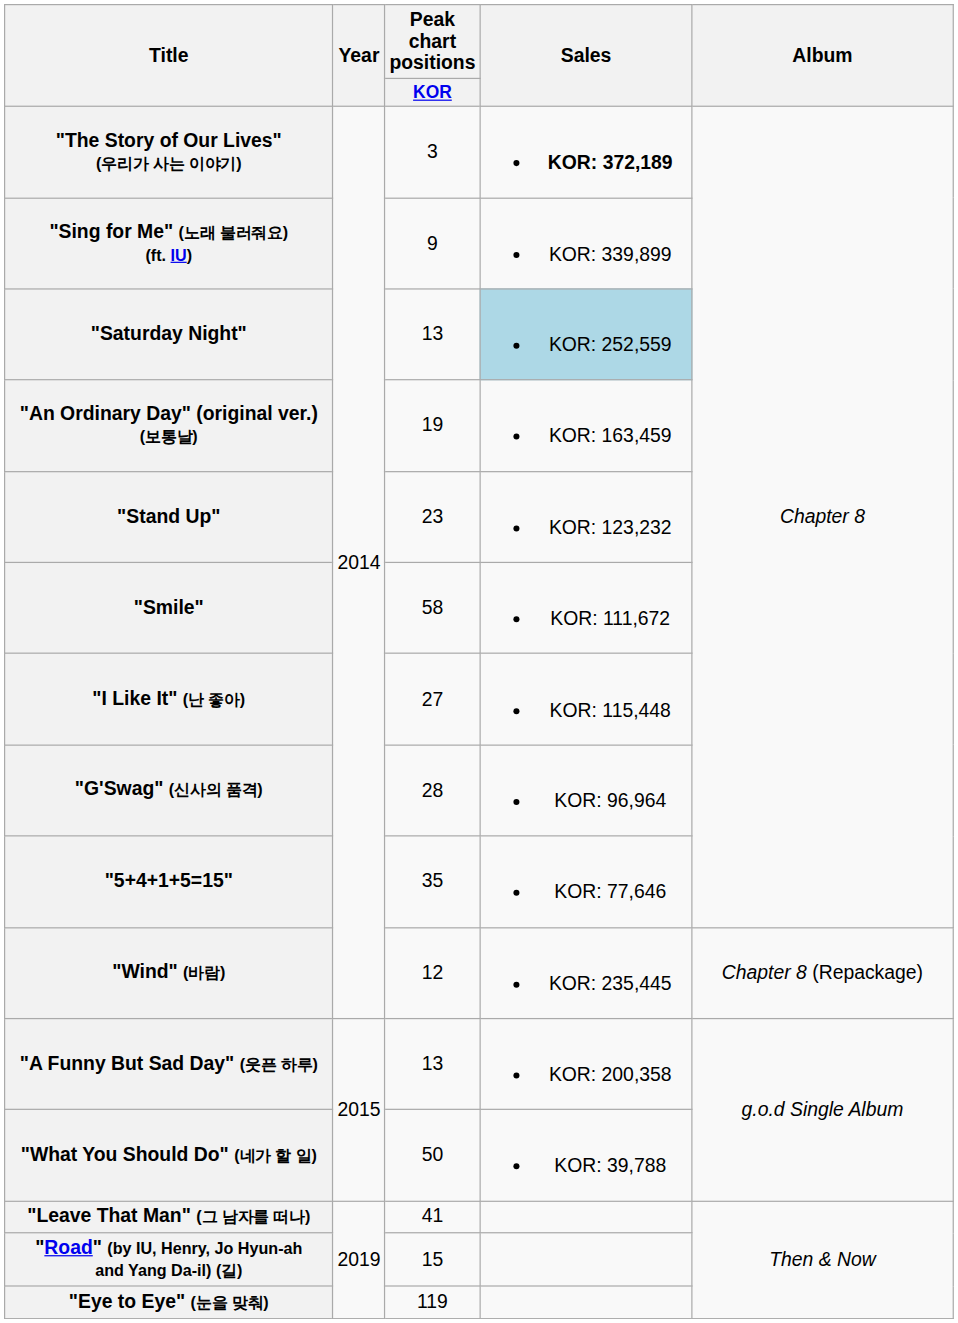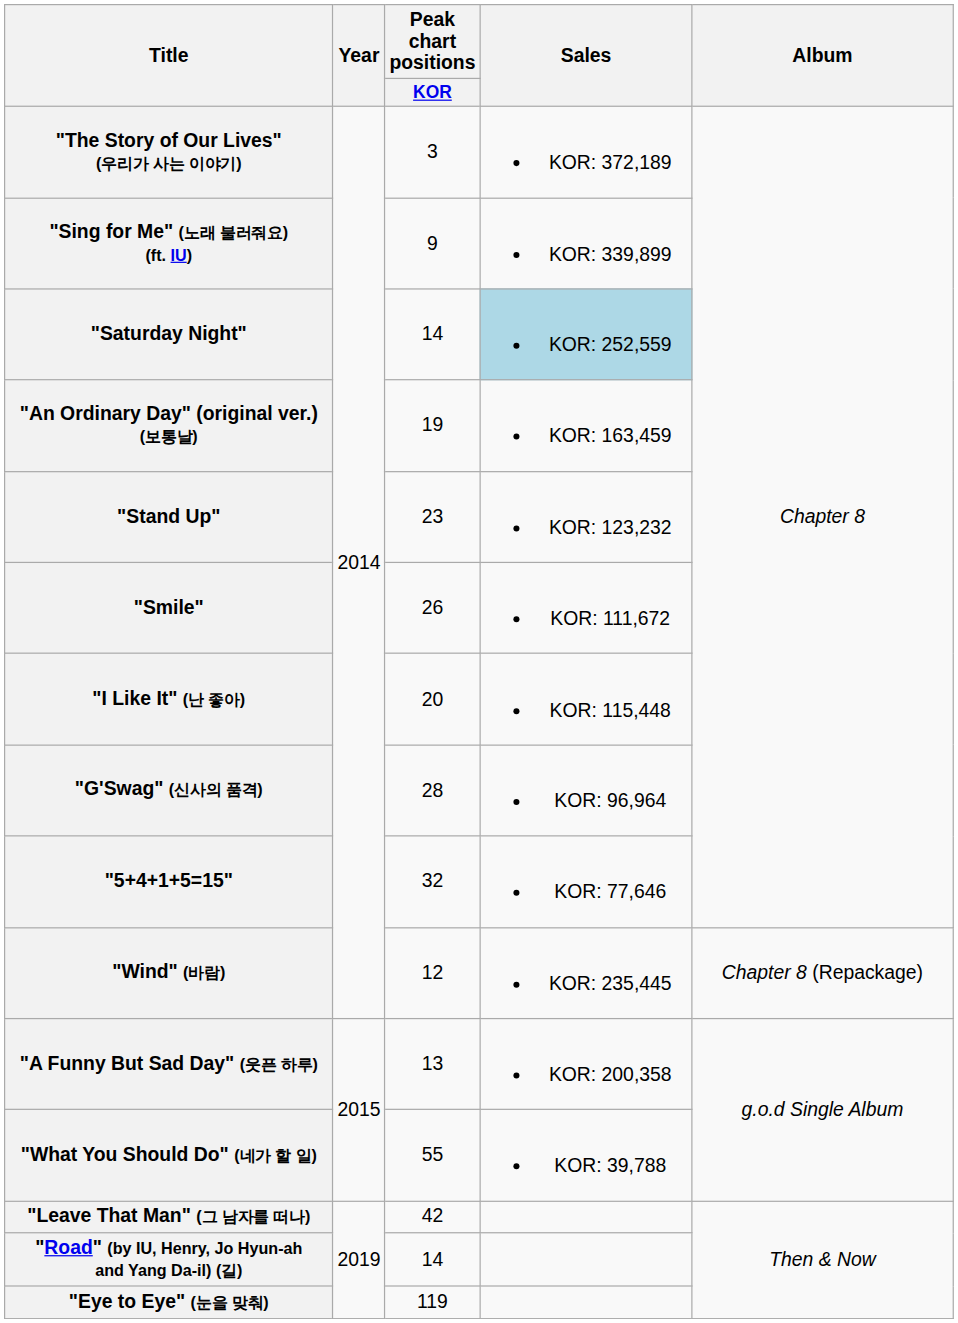(586, 163) bold -> (586, 163) normal
(432, 334) 13 -> (432, 334) 14
(432, 607) 58 -> (432, 607) 26
(432, 699) 27 -> (432, 699) 20
(432, 881) 35 -> (432, 881) 32
(432, 1155) 50 -> (432, 1155) 55
(432, 1216) 41 -> (432, 1216) 42
(432, 1259) 15 -> (432, 1259) 14
